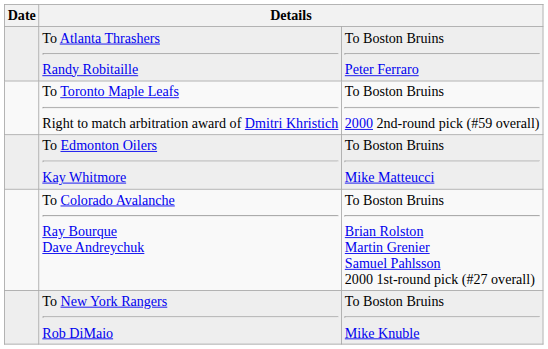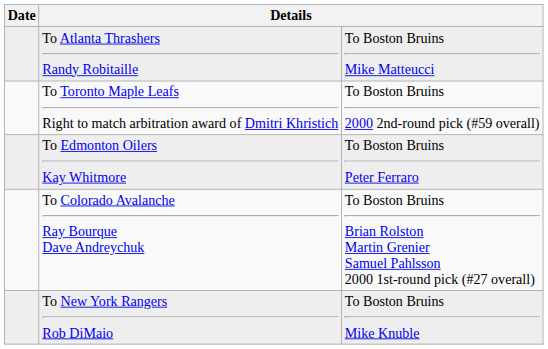(442, 53) To Boston Bruins Peter Ferraro -> (442, 53) To Boston Bruins Mike Matteucci
(442, 161) To Boston Bruins Mike Matteucci -> (442, 161) To Boston Bruins Peter Ferraro
